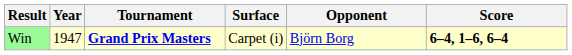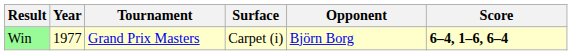(67, 38) 1947 -> (67, 38) 1977
(149, 38) bold -> (144, 38) normal
